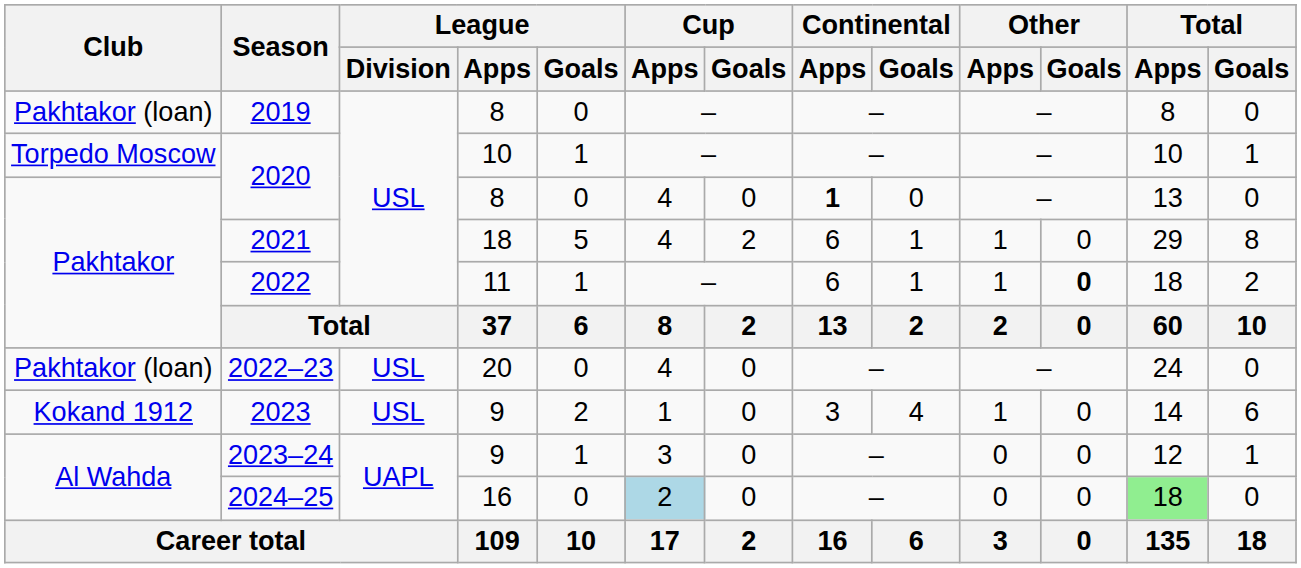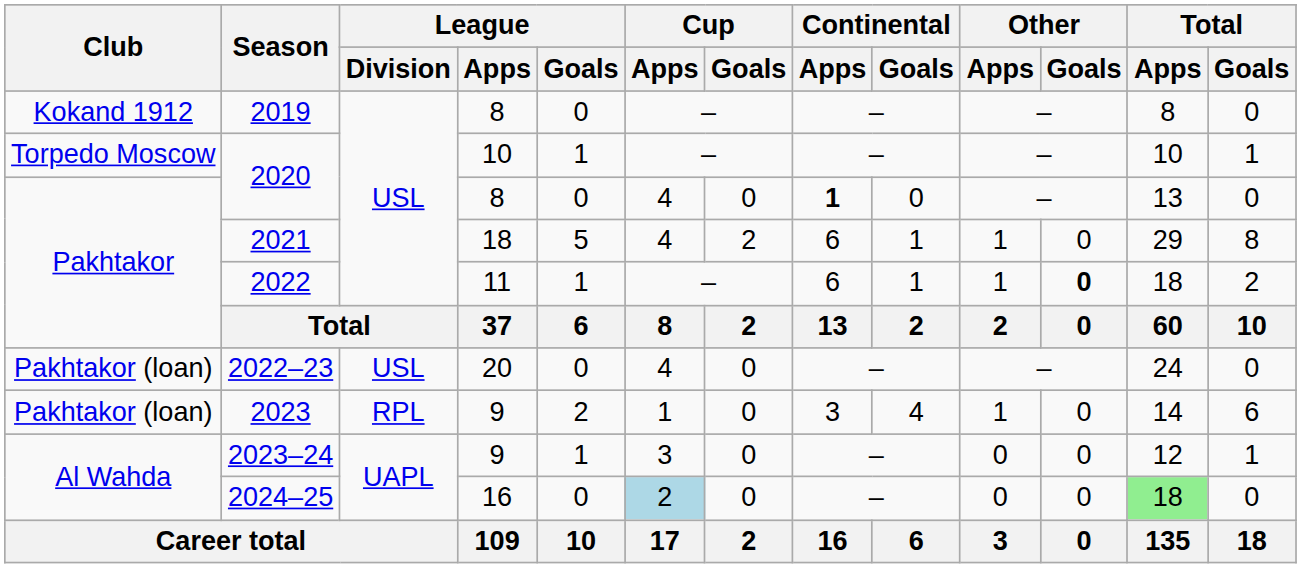(113, 111) Pakhtakor (loan) -> (113, 111) Kokand 1912
(113, 411) Kokand 1912 -> (113, 411) Pakhtakor (loan)
(398, 411) USL -> (398, 411) RPL
